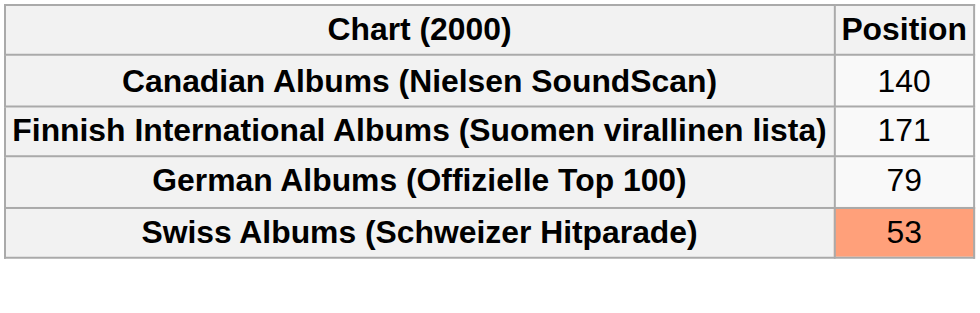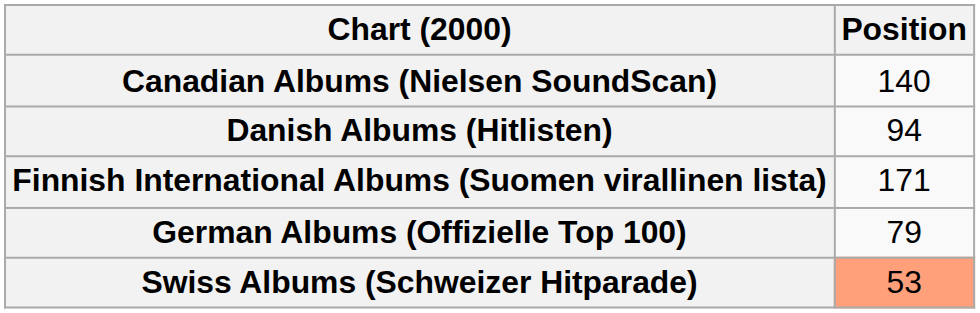+ row: (420, 130)
